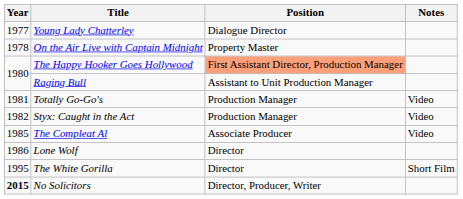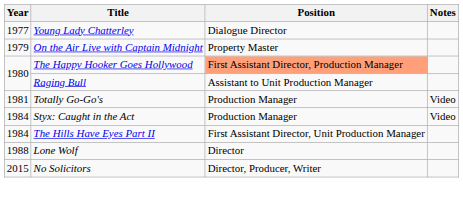(18, 47) 1978 -> (18, 47) 1979
(18, 116) 1982 -> (18, 116) 1984
+ row: (94, 133)
- row: (70, 133)
(18, 151) 1986 -> (18, 151) 1988
- row: (73, 168)
(18, 185) bold -> (18, 168) normal
